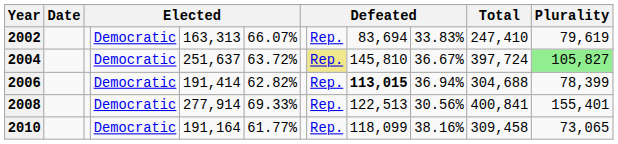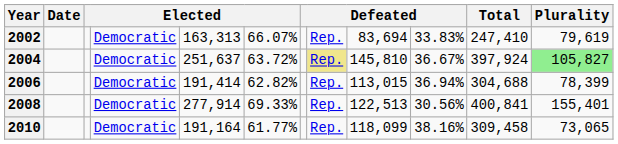(499, 61) 397,724 -> (499, 61) 397,924
(379, 83) bold -> (379, 83) normal
